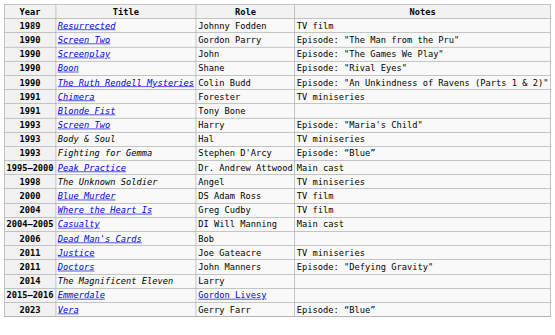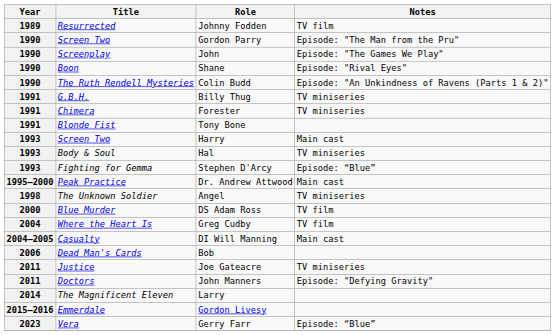+ row: (224, 97)
(360, 125) Episode: "Maria's Child" -> (320, 139) Main cast
